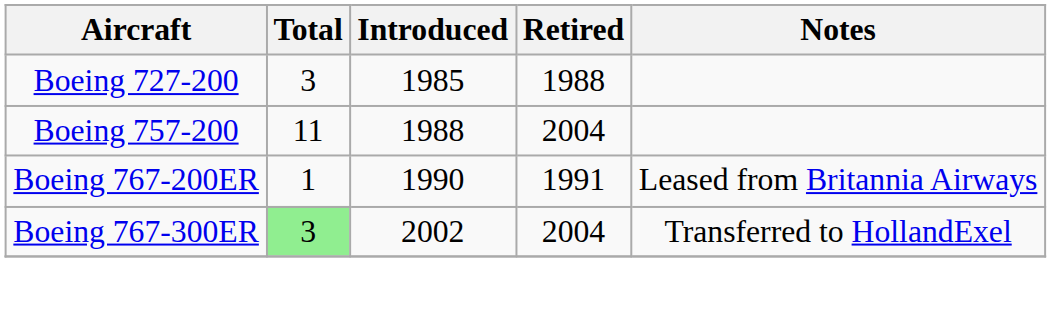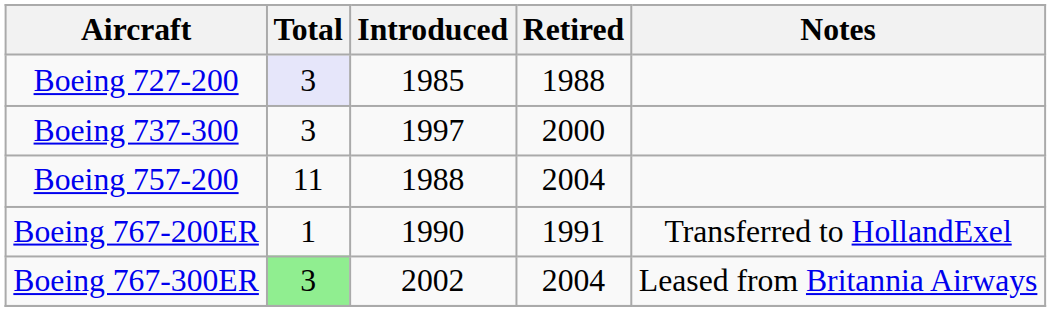(308, 79) no background -> (308, 79) lavender background
+ row: (136, 130)
(838, 180) Leased from Britannia Airways -> (838, 230) Transferred to HollandExel
(838, 230) Transferred to HollandExel -> (838, 280) Leased from Britannia Airways
